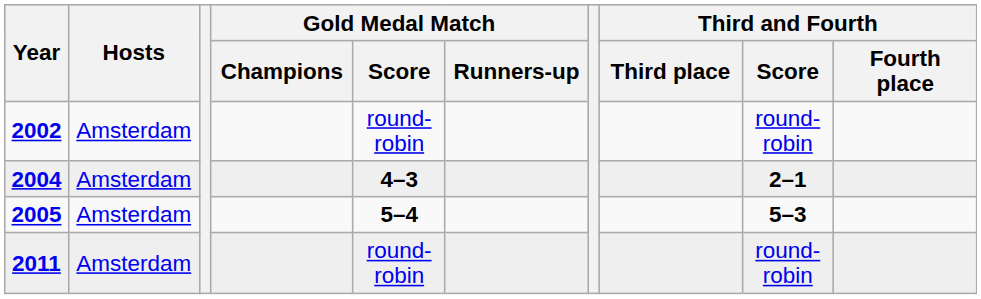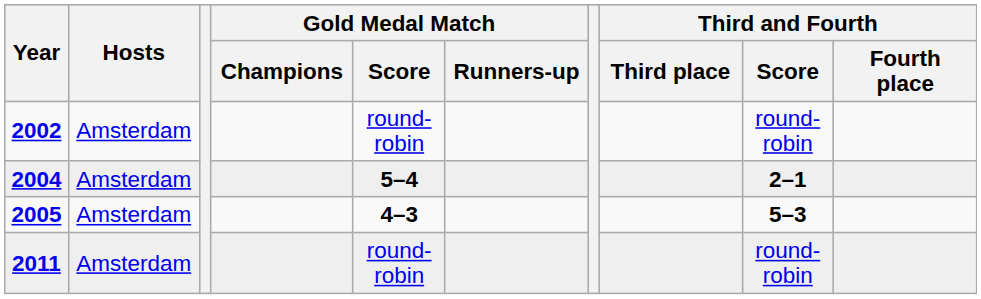(399, 179) 4–3 -> (399, 179) 5–4
(399, 215) 5–4 -> (399, 215) 4–3
